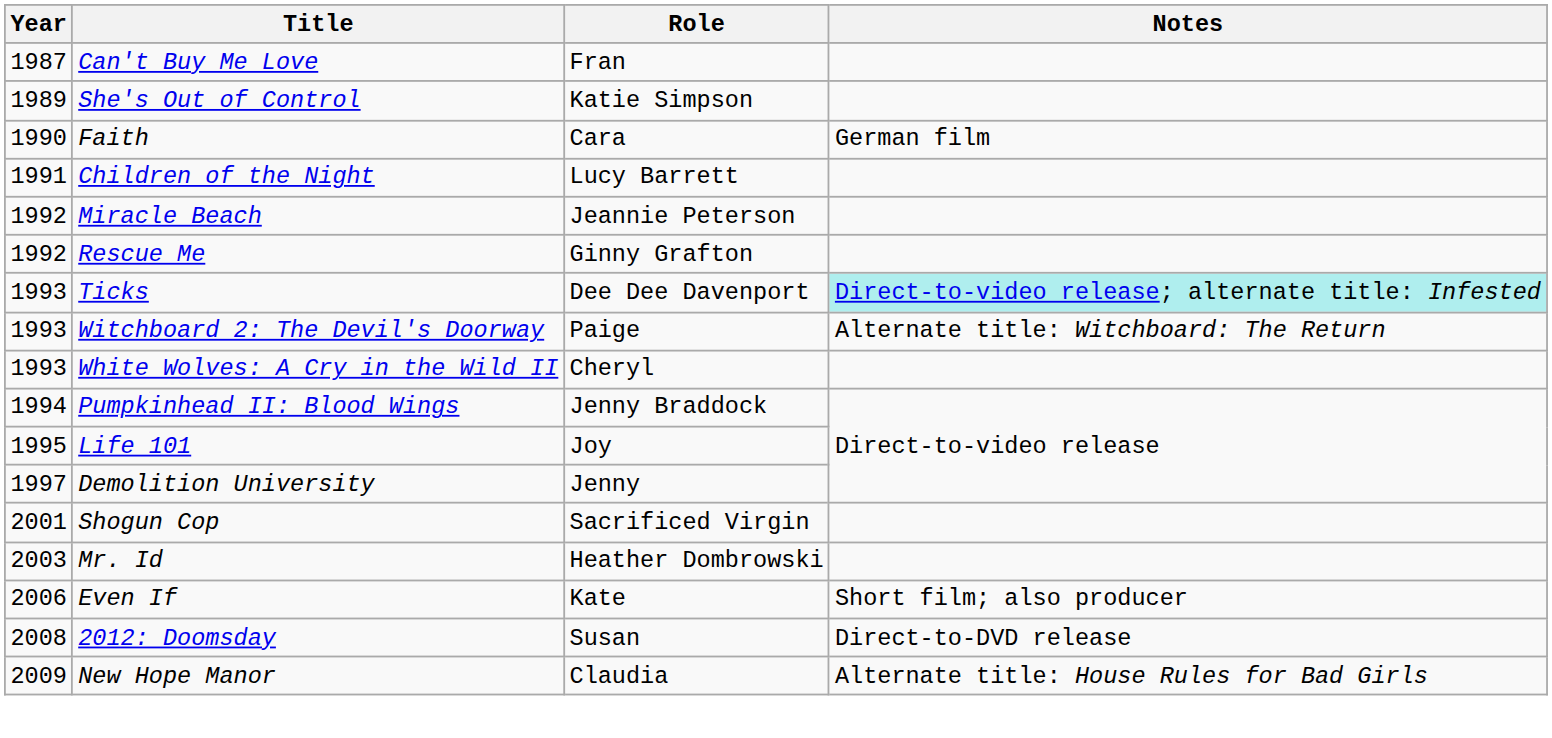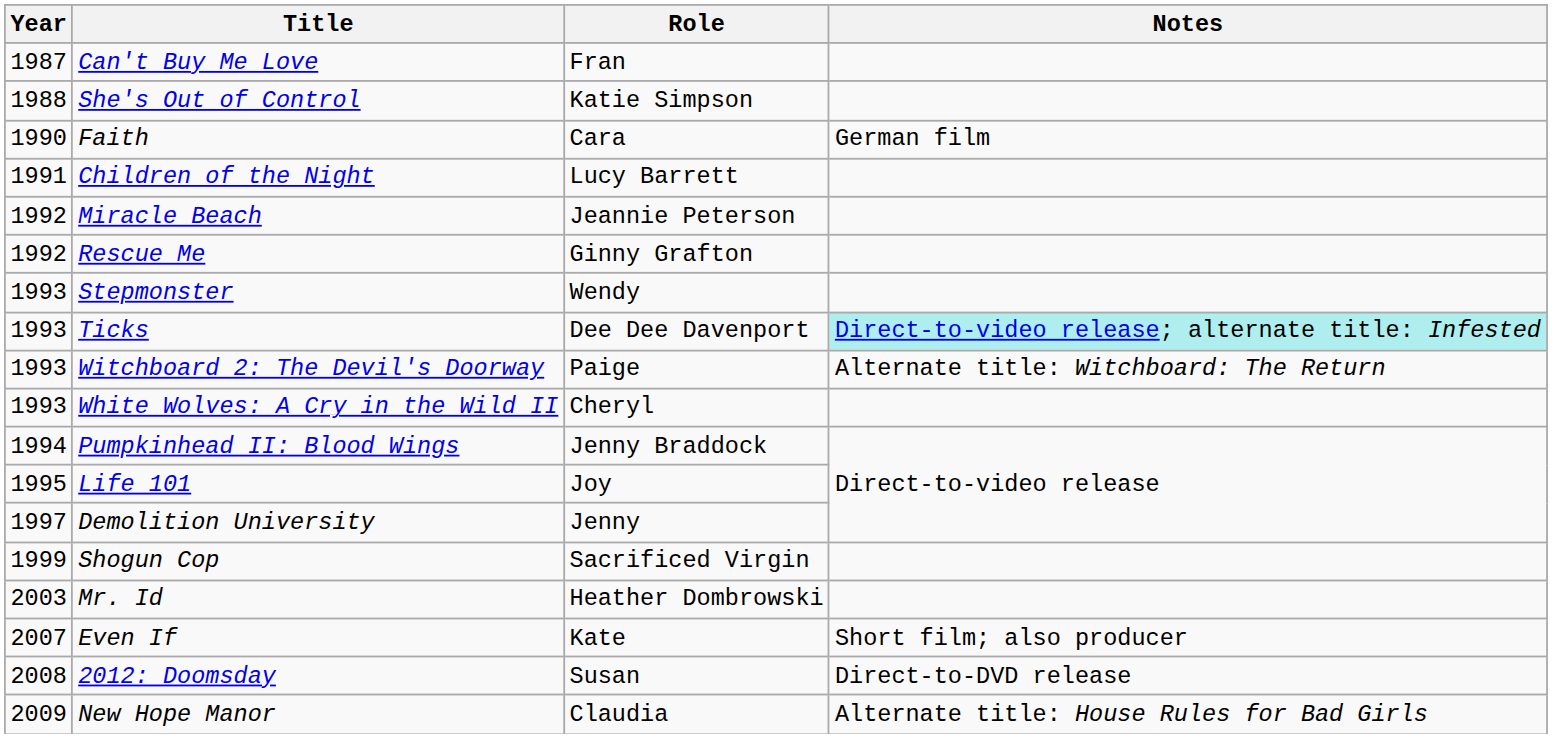(39, 101) 1989 -> (39, 101) 1988
+ row: (156, 293)
(39, 523) 2001 -> (39, 561) 1999
(39, 599) 2006 -> (39, 638) 2007
